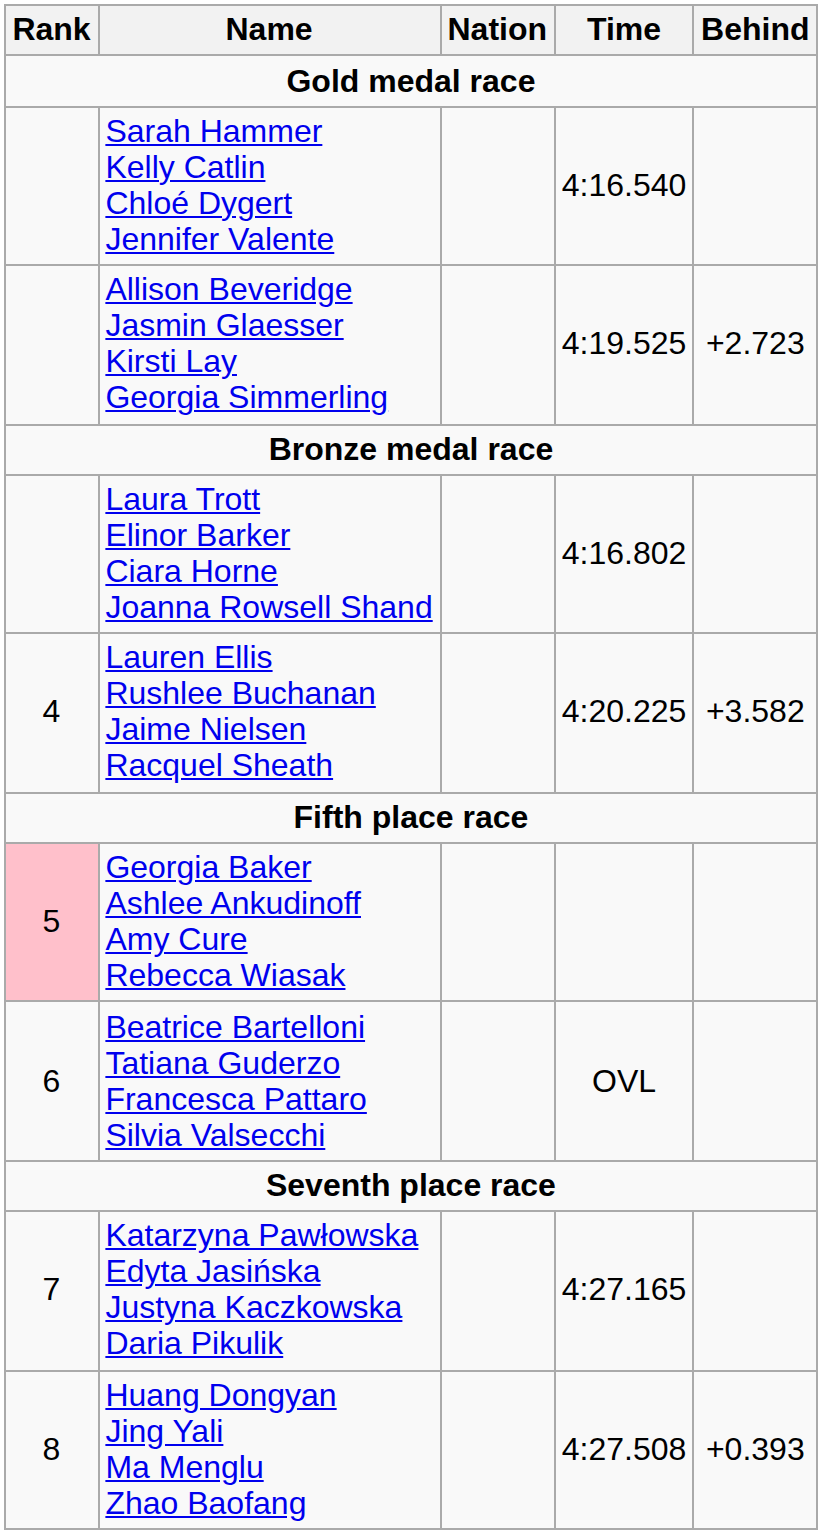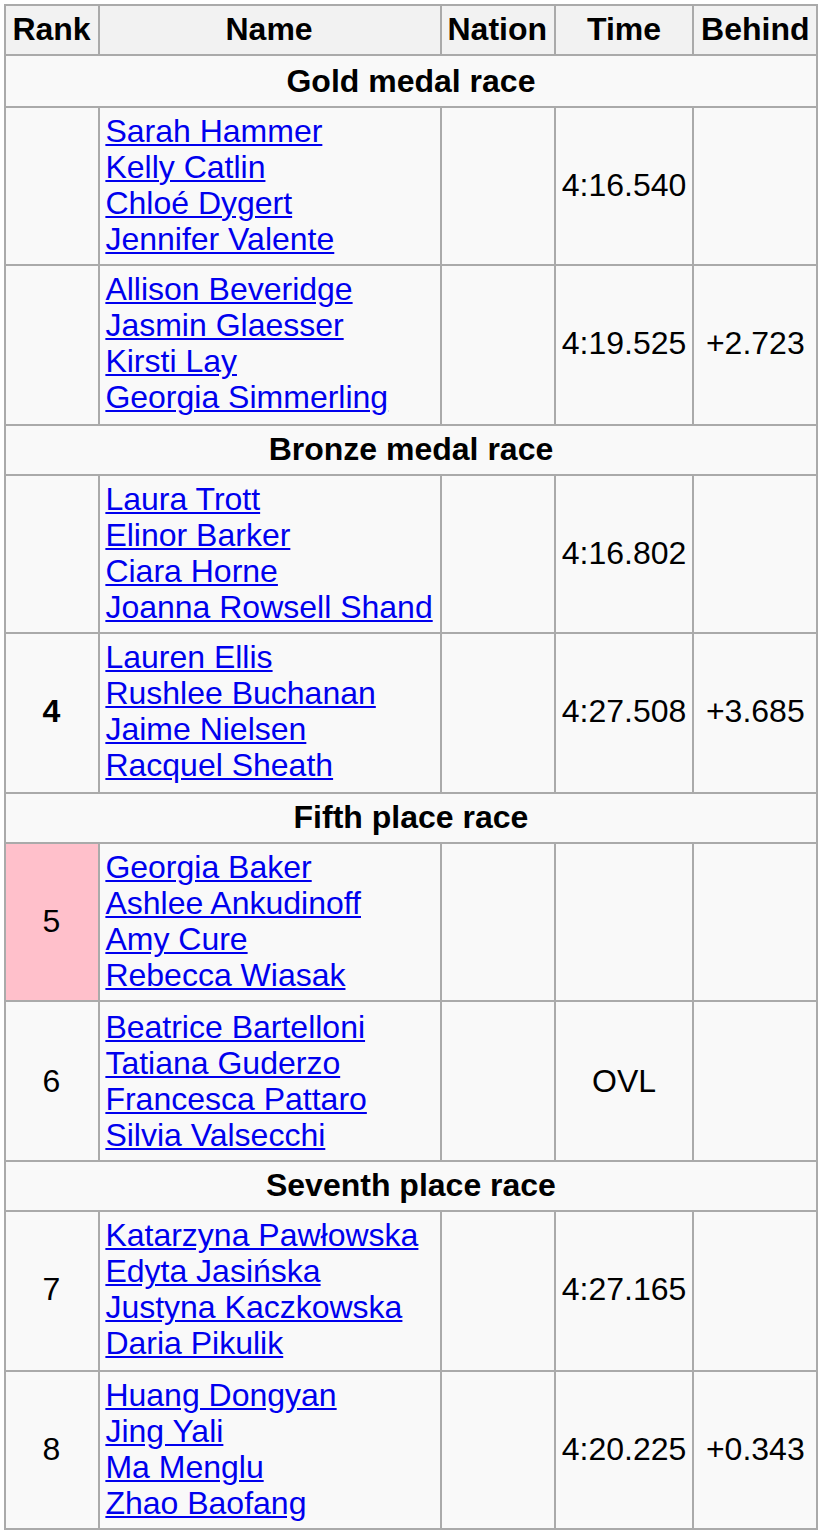(52, 712) normal -> (52, 712) bold
(624, 712) 4:20.225 -> (624, 712) 4:27.508
(755, 712) +3.582 -> (755, 712) +3.685
(624, 1448) 4:27.508 -> (624, 1448) 4:20.225
(755, 1448) +0.393 -> (755, 1448) +0.343
